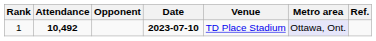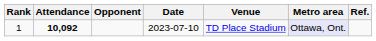(62, 28) 10,492 -> (62, 28) 10,092
(173, 28) bold -> (173, 28) normal
